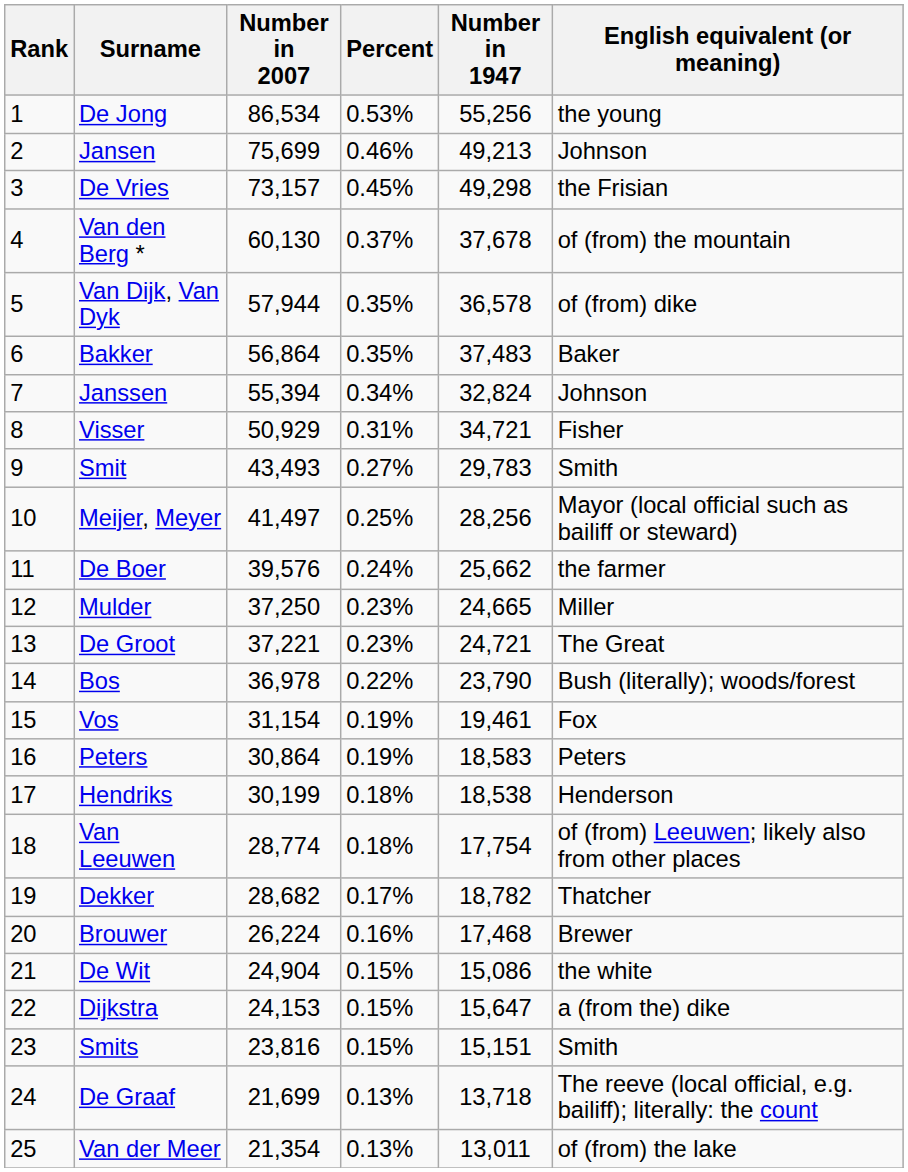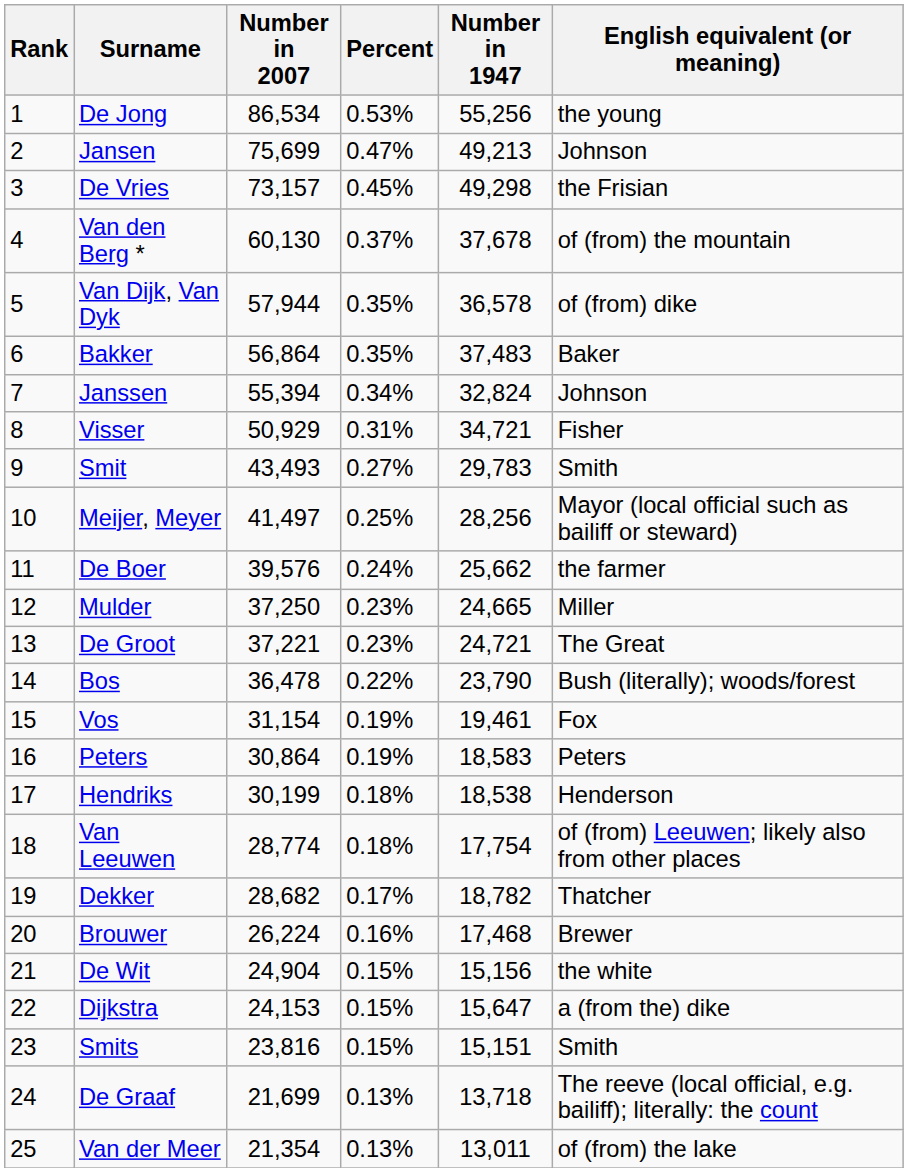(380, 151) 0.46% -> (380, 151) 0.47%
(284, 682) 36,978 -> (284, 682) 36,478
(495, 971) 15,086 -> (495, 971) 15,156
